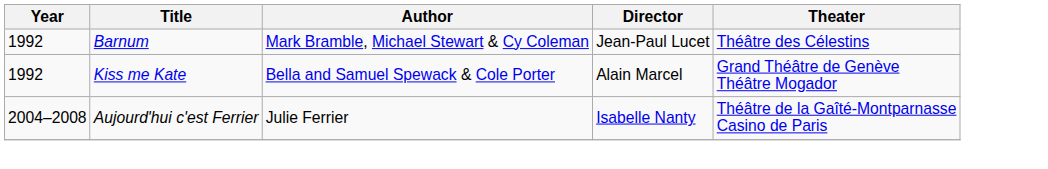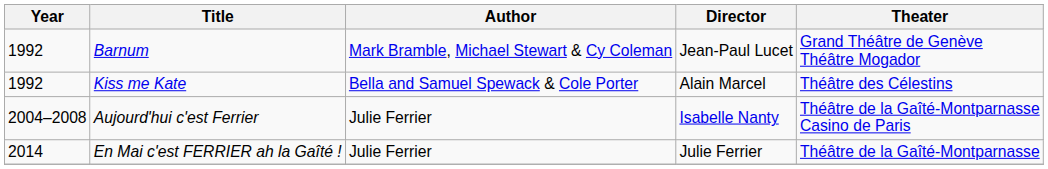(793, 41) Théâtre des Célestins -> (891, 50) Grand Théâtre de Genève Théâtre Mogador
(808, 75) Grand Théâtre de Genève Théâtre Mogador -> (876, 84) Théâtre des Célestins
+ row: (218, 151)
